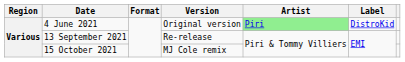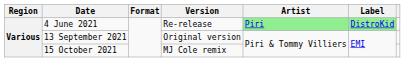(202, 24) Original version -> (188, 24) Re-release
(372, 24) no background -> (372, 24) lightgreen background
(188, 37) Re-release -> (202, 37) Original version
